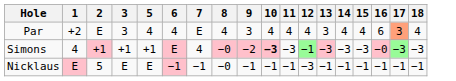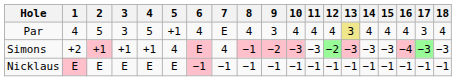+ column: (149, 13)
(75, 31) +2 -> (75, 31) 4
(100, 31) E -> (100, 31) 5
(149, 31) 4 -> (174, 31) +1
(326, 31) no background -> (351, 31) khaki background
(381, 31) 6 -> (406, 31) 4
(399, 31) lightsalmon background -> (424, 31) no background
(75, 49) 4 -> (75, 49) +2
(149, 49) +1 -> (174, 49) 4
(224, 49) −0 -> (249, 49) −1
(271, 49) bold -> (296, 49) normal
(307, 49) −1 -> (332, 49) −2
(381, 49) −0 -> (406, 49) −4
(100, 67) 5 -> (100, 67) E
(224, 67) −0 -> (249, 67) −1
(307, 67) −3 -> (332, 67) −1
